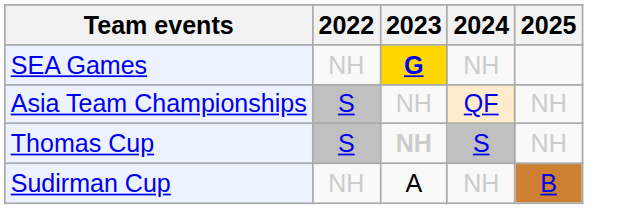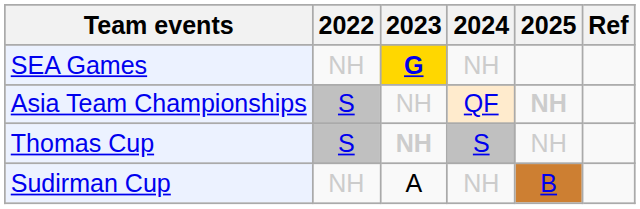+ column: (608, 25)
(549, 104) normal -> (549, 104) bold
